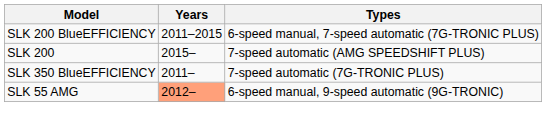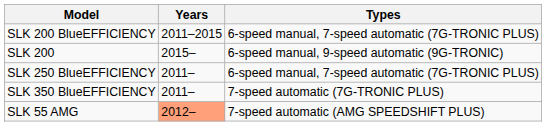(356, 53) 7-speed automatic (AMG SPEEDSHIFT PLUS) -> (366, 53) 6-speed manual, 9-speed automatic (9G-TRONIC)
+ row: (81, 73)
(366, 92) 6-speed manual, 9-speed automatic (9G-TRONIC) -> (356, 112) 7-speed automatic (AMG SPEEDSHIFT PLUS)
